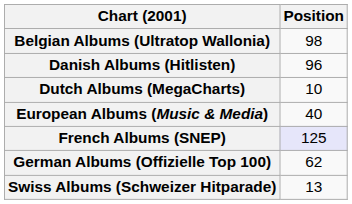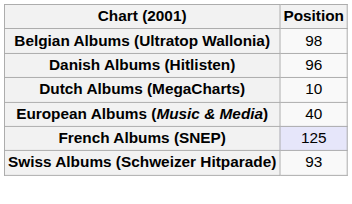- row: (142, 162)
(314, 187) 13 -> (314, 162) 93
